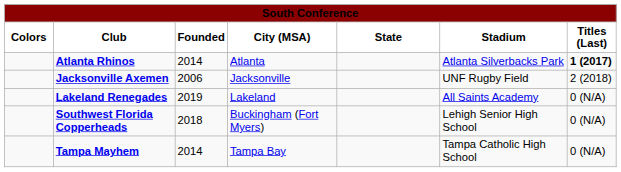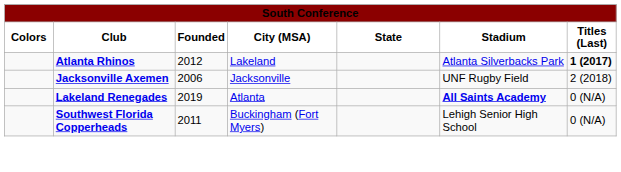(190, 61) 2014 -> (190, 61) 2012
(247, 61) Atlanta -> (253, 61) Lakeland
(253, 97) Lakeland -> (247, 97) Atlanta
(490, 97) normal -> (494, 97) bold
(190, 121) 2018 -> (190, 121) 2011
- row: (97, 151)
